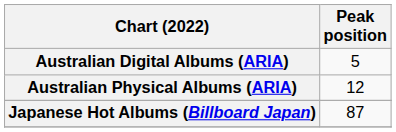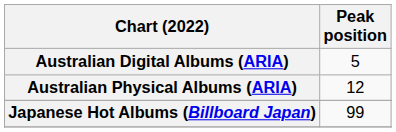(355, 113) 87 -> (355, 113) 99
